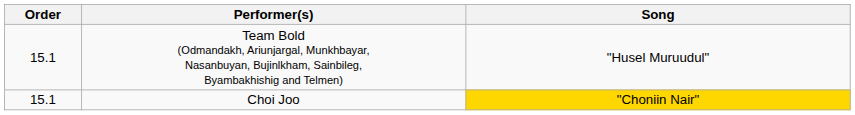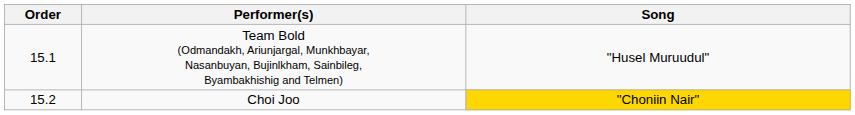(43, 100) 15.1 -> (43, 100) 15.2
